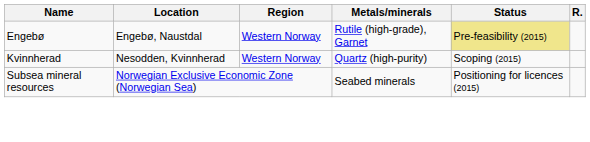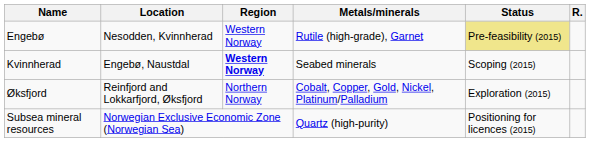(159, 36) Engebø, Naustdal -> (158, 36) Nesodden, Kvinnherad
(170, 59) Nesodden, Kvinnherad -> (147, 65) Engebø, Naustdal
(281, 59) normal -> (246, 65) bold
(381, 59) Quartz (high-purity) -> (336, 65) Seabed minerals
+ row: (27, 94)
(375, 82) Seabed minerals -> (342, 123) Quartz (high-purity)
